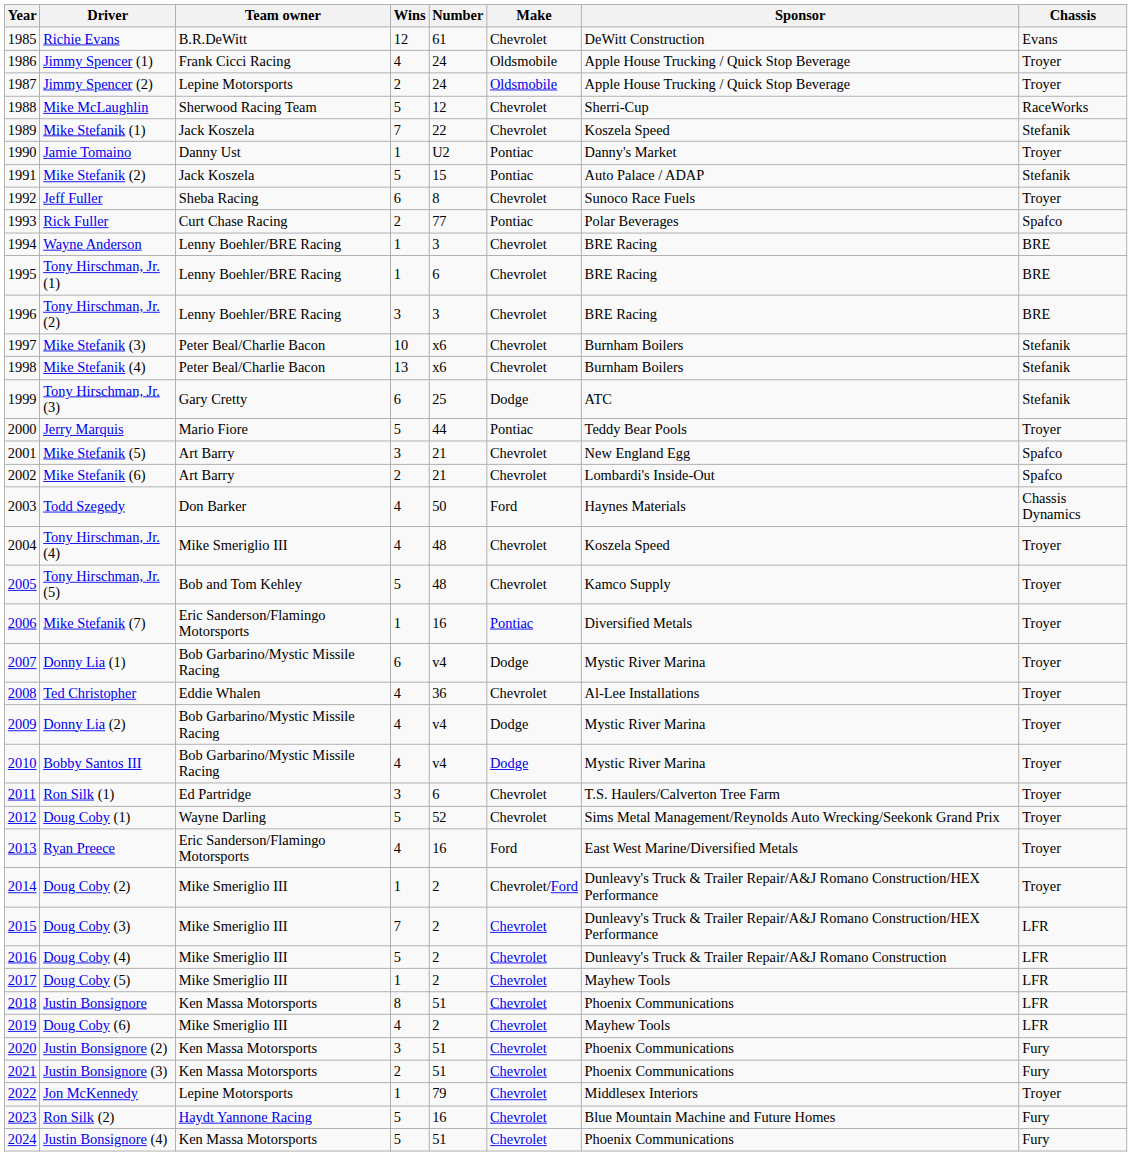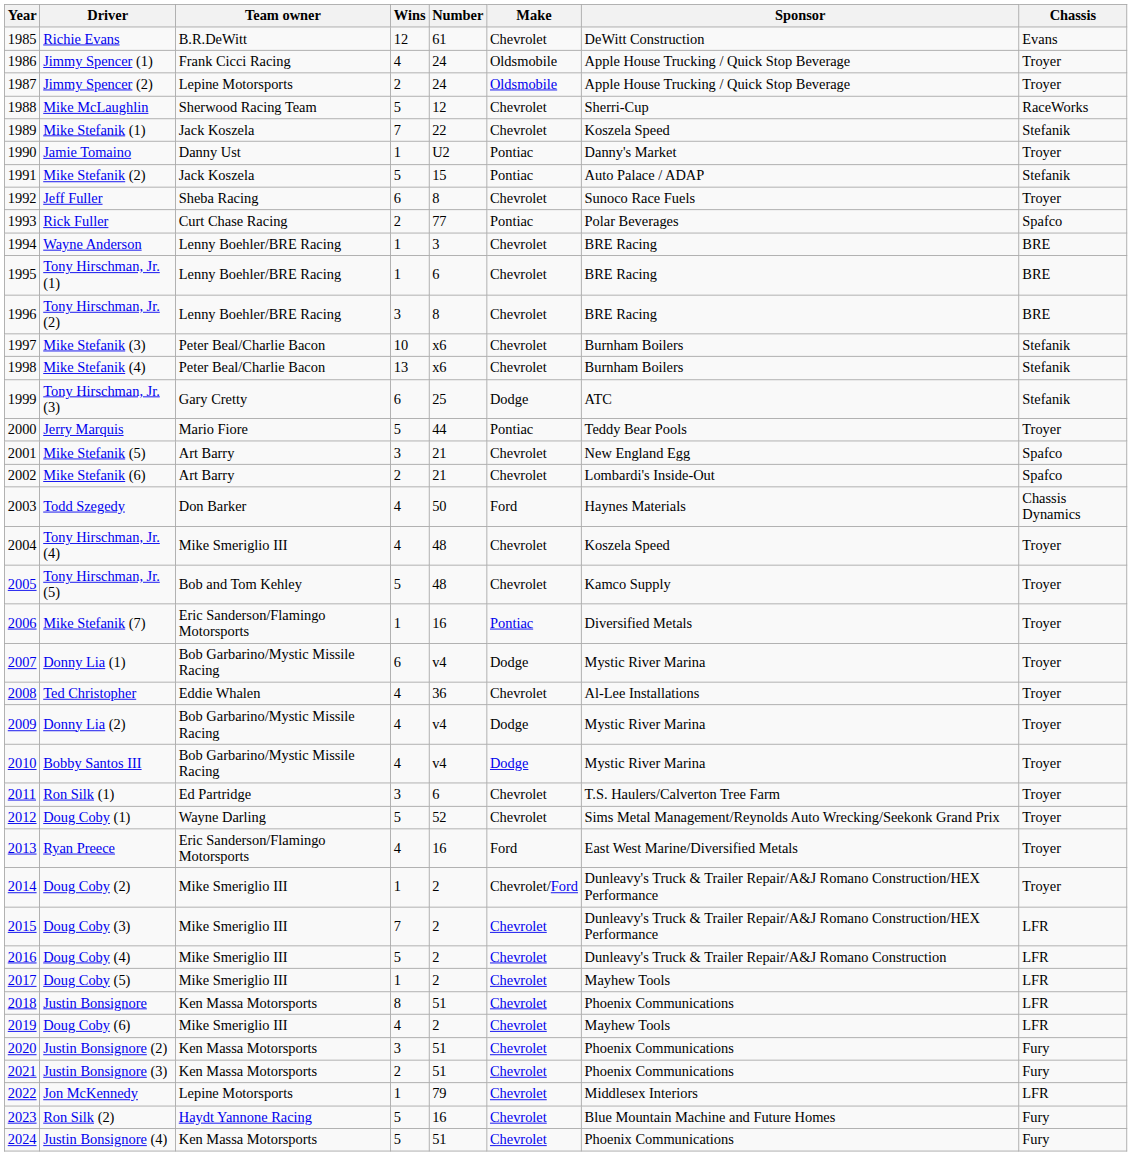(436, 314) 3 -> (436, 314) 8
(1042, 1094) Troyer -> (1036, 1094) LFR
